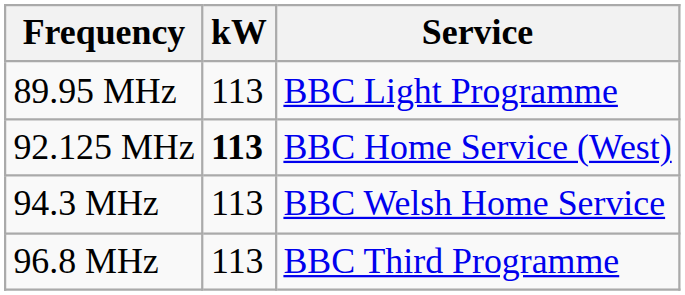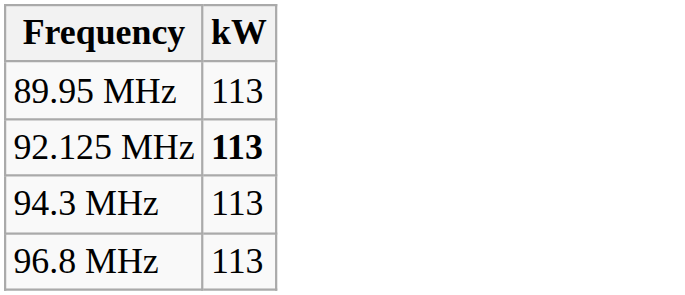- column: (478, 32)
